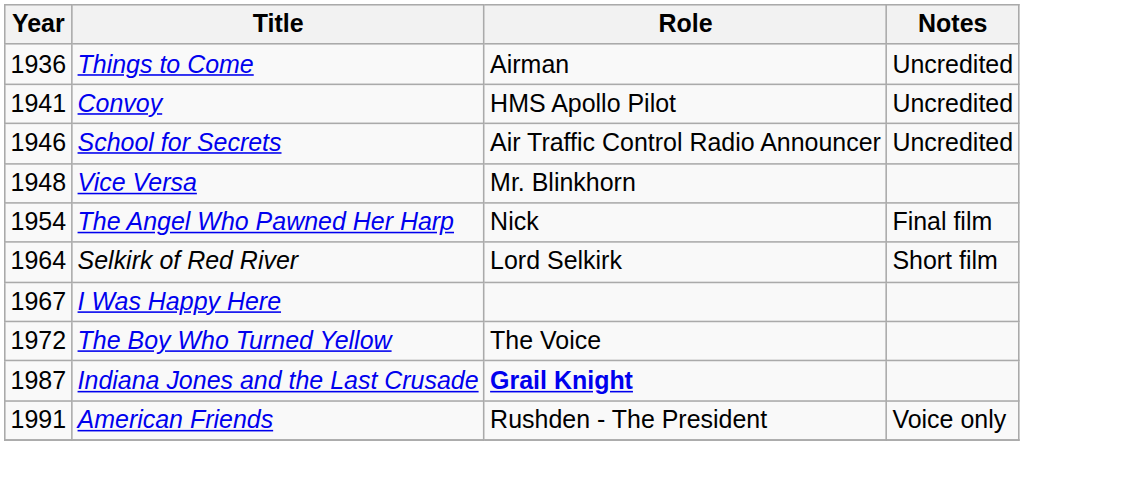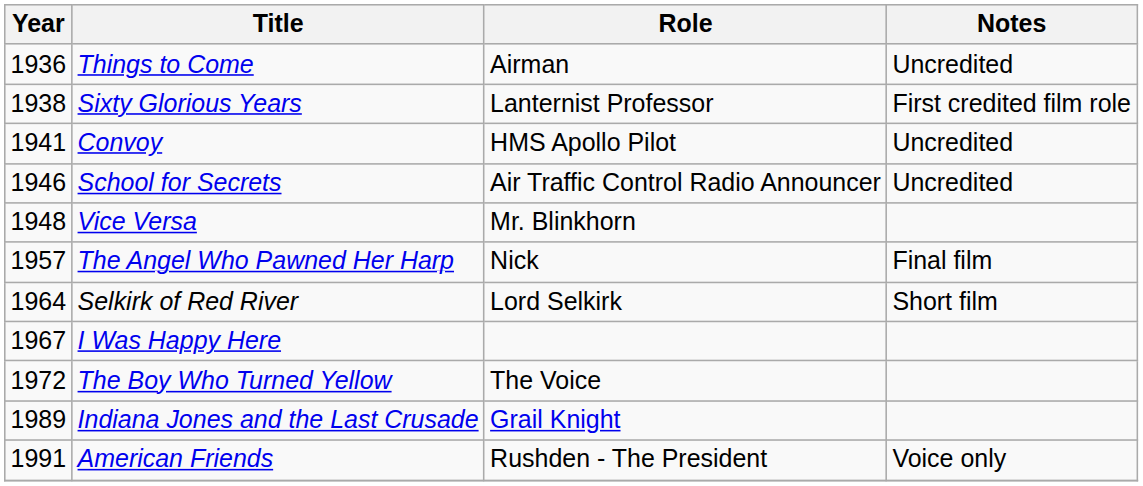+ row: (190, 103)
(38, 222) 1954 -> (38, 261) 1957
(38, 380) 1987 -> (38, 420) 1989
(562, 380) bold -> (555, 420) normal
